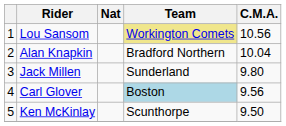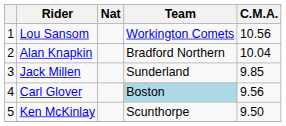(180, 33) khaki background -> (180, 33) no background
(252, 72) 9.80 -> (252, 72) 9.85
